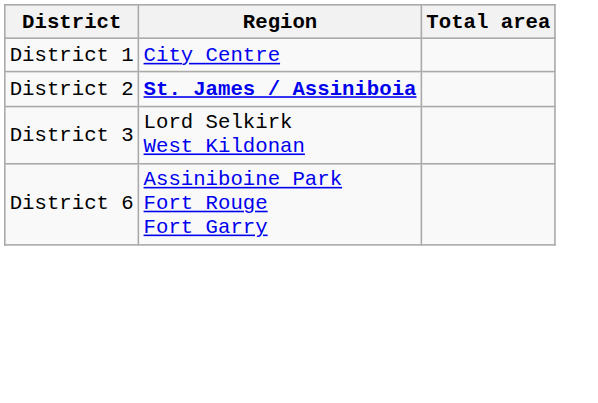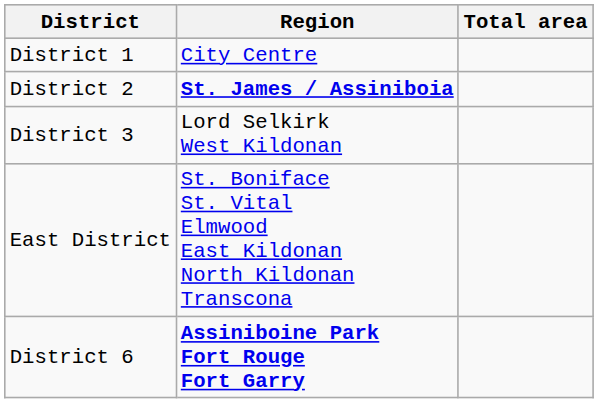+ row: (90, 240)
(243, 204) normal -> (280, 357) bold
